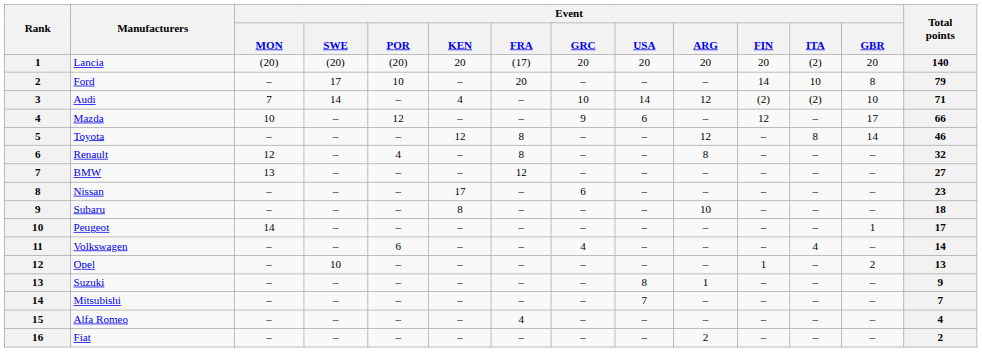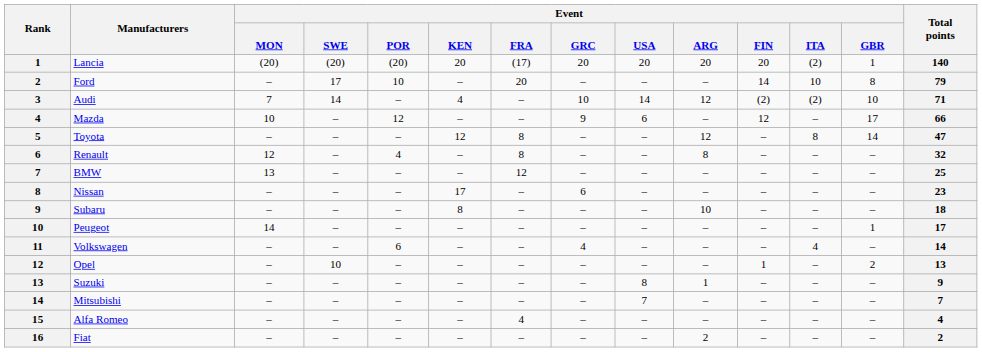(872, 63) 20 -> (872, 63) 1
(940, 136) 46 -> (940, 136) 47
(940, 173) 27 -> (940, 173) 25
